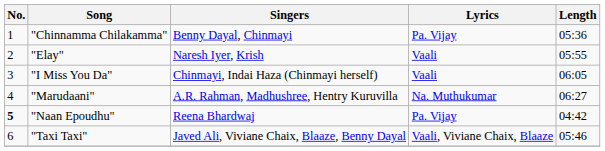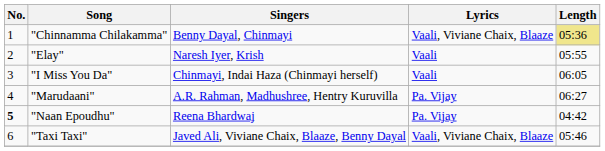(434, 35) Pa. Vijay -> (482, 35) Vaali, Viviane Chaix, Blaaze
(573, 35) no background -> (573, 35) khaki background
(454, 96) Na. Muthukumar -> (434, 96) Pa. Vijay
